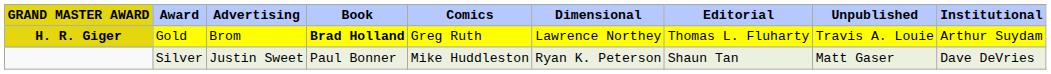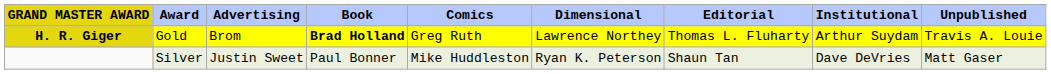columns swapped: (991, 15) <-> (875, 15)
